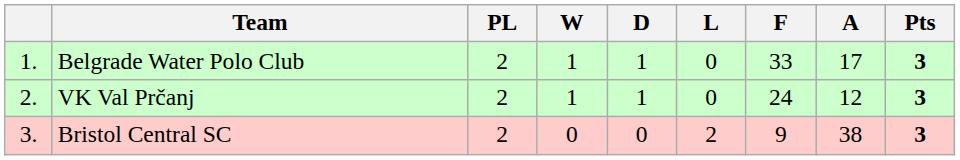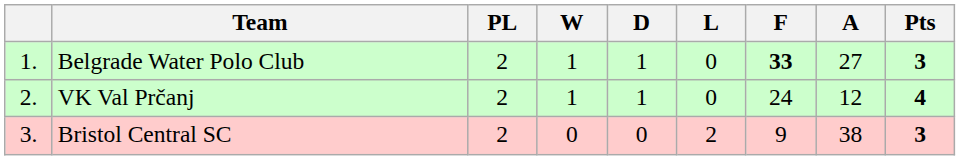(781, 60) normal -> (781, 60) bold
(850, 60) 17 -> (850, 60) 27
(920, 97) 3 -> (920, 97) 4
